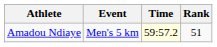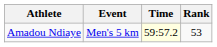(196, 32) 51 -> (196, 32) 53
